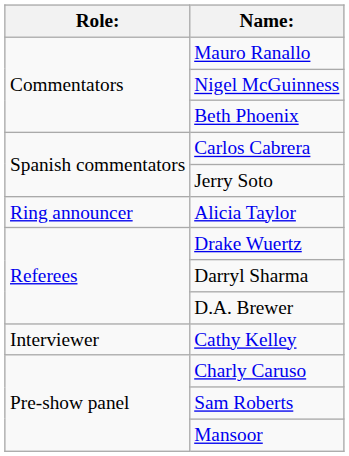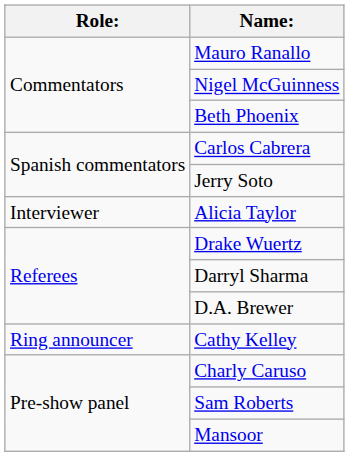(71, 211) Ring announcer -> (54, 211) Interviewer
(54, 339) Interviewer -> (71, 339) Ring announcer
